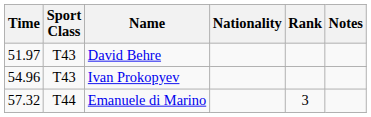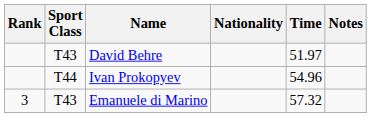columns swapped: (305, 24) <-> (24, 24)
(64, 77) T43 -> (65, 77) T44
(64, 100) T44 -> (65, 100) T43
